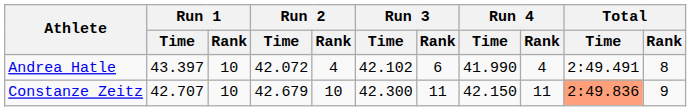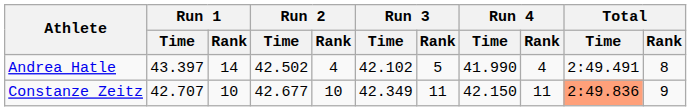(229, 67) 10 -> (229, 67) 14
(281, 67) 42.072 -> (281, 67) 42.502
(438, 67) 6 -> (438, 67) 5
(281, 92) 42.679 -> (281, 92) 42.677
(386, 92) 42.300 -> (386, 92) 42.349
